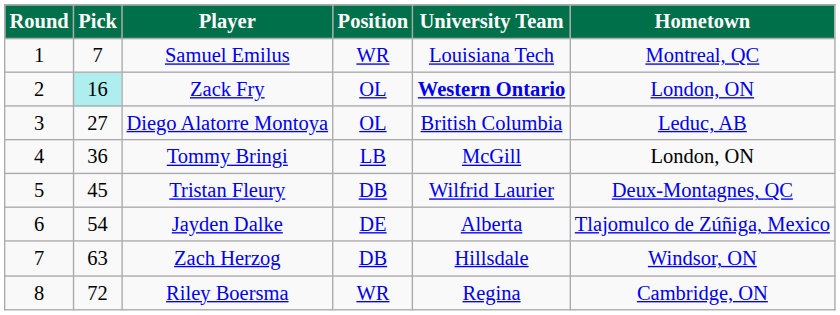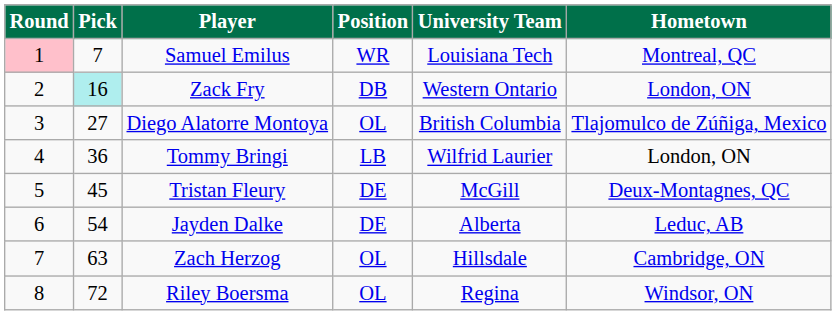(39, 55) no background -> (39, 55) pink background
(373, 89) OL -> (373, 89) DB
(492, 89) bold -> (490, 89) normal
(702, 123) Leduc, AB -> (699, 123) Tlajomulco de Zúñiga, Mexico
(492, 156) McGill -> (490, 156) Wilfrid Laurier
(373, 190) DB -> (373, 190) DE
(492, 190) Wilfrid Laurier -> (490, 190) McGill
(702, 224) Tlajomulco de Zúñiga, Mexico -> (699, 224) Leduc, AB
(373, 258) DB -> (373, 258) OL
(702, 258) Windsor, ON -> (699, 258) Cambridge, ON
(373, 292) WR -> (373, 292) OL
(702, 292) Cambridge, ON -> (699, 292) Windsor, ON
